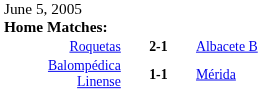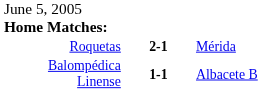(227, 46) Albacete B -> (216, 46) Mérida
(216, 73) Mérida -> (227, 73) Albacete B
